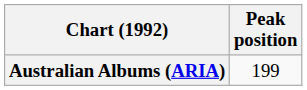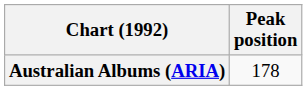(266, 70) 199 -> (266, 70) 178
